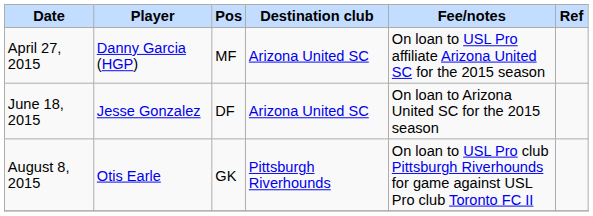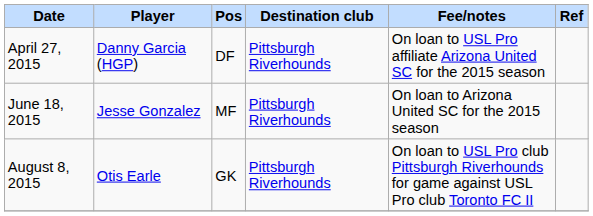(226, 56) MF -> (225, 56) DF
(309, 56) Arizona United SC -> (290, 56) Pittsburgh Riverhounds
(225, 111) DF -> (226, 111) MF
(309, 111) Arizona United SC -> (290, 111) Pittsburgh Riverhounds
